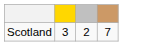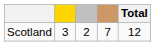+ column: (134, 13)
